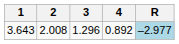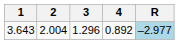(53, 30) 2.008 -> (53, 30) 2.004
